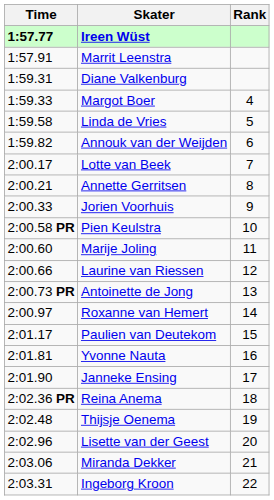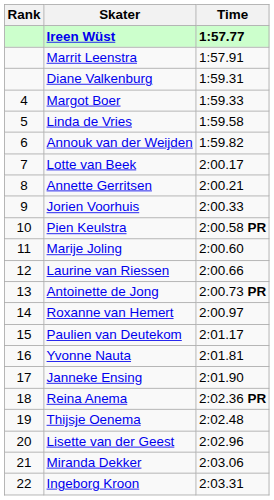columns swapped: (250, 15) <-> (41, 15)
